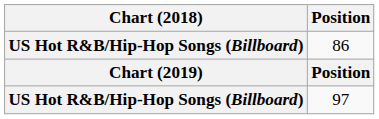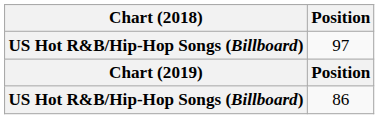rows swapped: (341, 99) <-> (341, 45)
